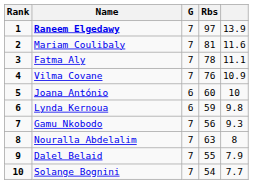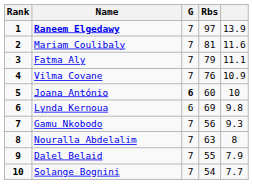(210, 60) 78 -> (210, 60) 79
(191, 92) normal -> (191, 92) bold
(210, 108) 59 -> (210, 108) 69
